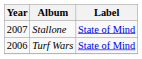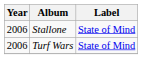(17, 29) 2007 -> (17, 29) 2006
